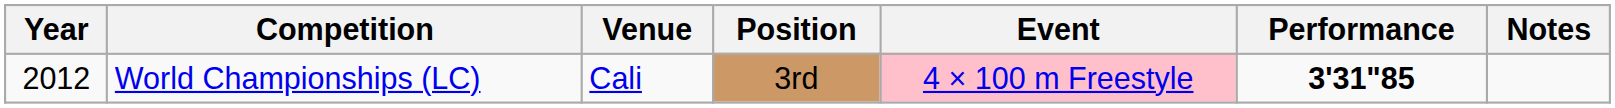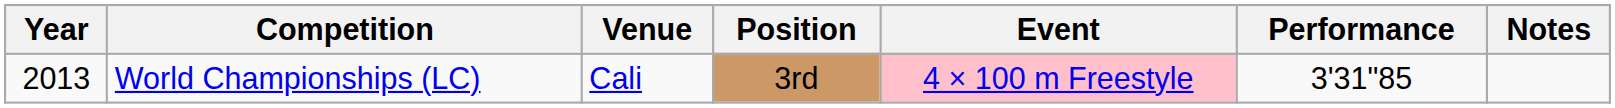(56, 78) 2012 -> (56, 78) 2013
(1361, 78) bold -> (1361, 78) normal
